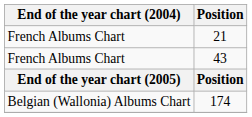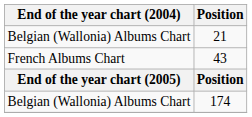(66, 36) French Albums Chart -> (99, 36) Belgian (Wallonia) Albums Chart
